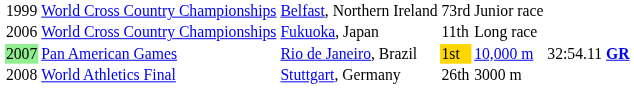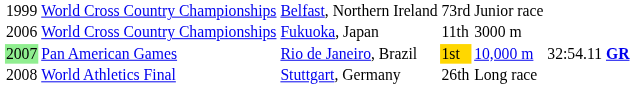(506, 32) Long race -> (498, 32) 3000 m
(498, 75) 3000 m -> (506, 75) Long race
